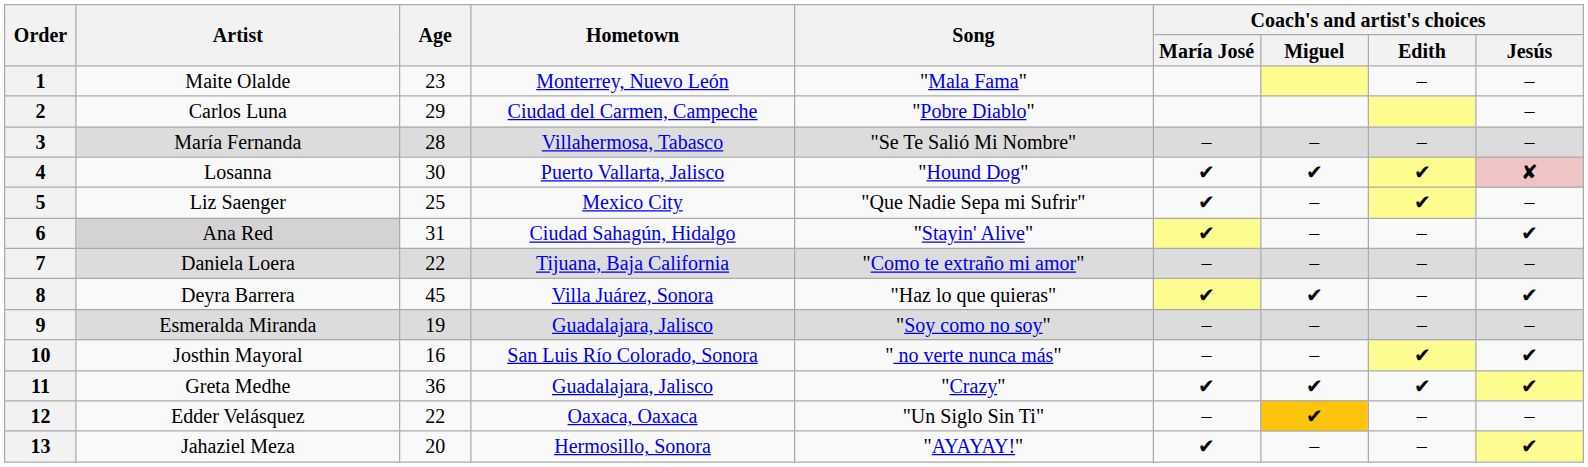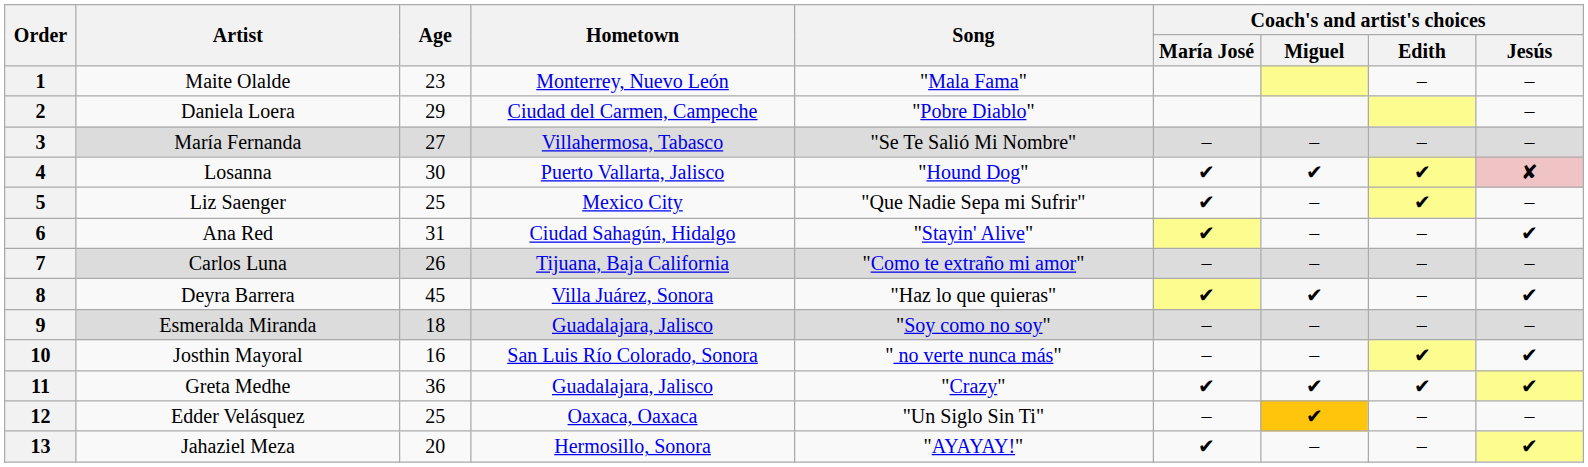(238, 111) Carlos Luna -> (238, 111) Daniela Loera
(435, 142) 28 -> (435, 142) 27
(238, 233) lightgrey background -> (238, 233) no background
(238, 264) Daniela Loera -> (238, 264) Carlos Luna
(435, 264) 22 -> (435, 264) 26
(435, 325) 19 -> (435, 325) 18
(435, 416) 22 -> (435, 416) 25
